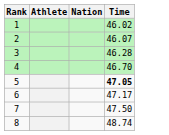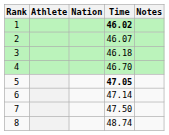+ column: (149, 11)
(119, 25) normal -> (119, 25) bold
(119, 53) 46.28 -> (119, 53) 46.18
(119, 95) 47.17 -> (119, 95) 47.14
